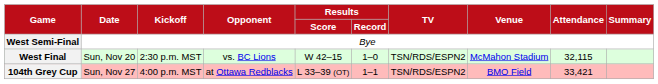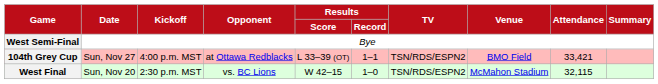rows swapped: (43, 57) <-> (43, 72)
